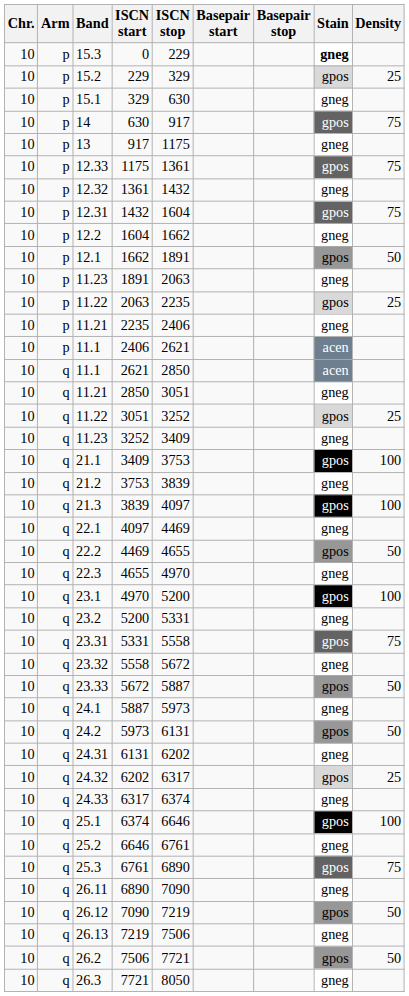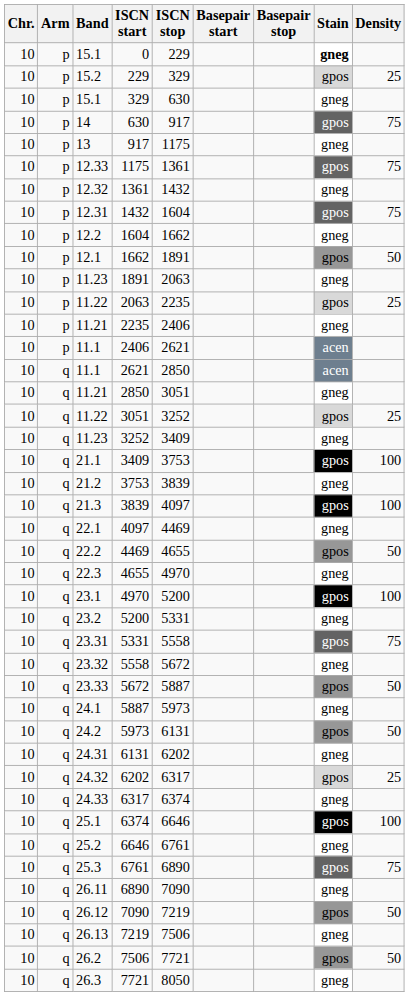(89, 54) 15.3 -> (89, 54) 15.1
